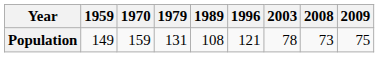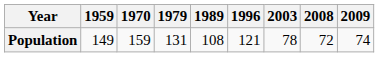(326, 39) 73 -> (326, 39) 72
(363, 39) 75 -> (363, 39) 74
